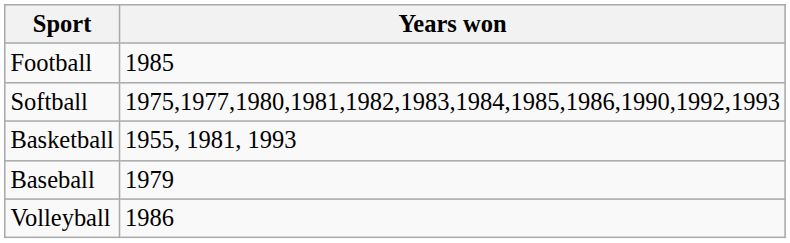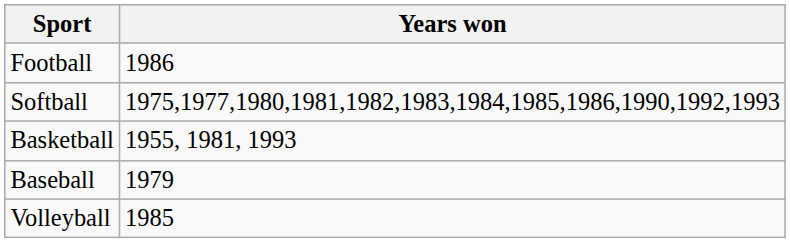(150, 62) 1985 -> (150, 62) 1986
(150, 218) 1986 -> (150, 218) 1985
